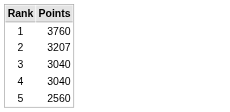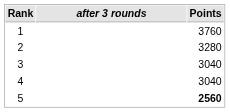+ column: (111, 13)
(59, 48) 3207 -> (210, 48) 3280
(59, 98) normal -> (210, 98) bold
